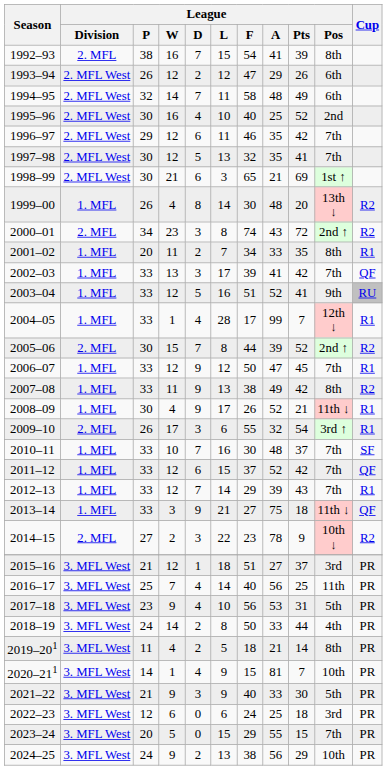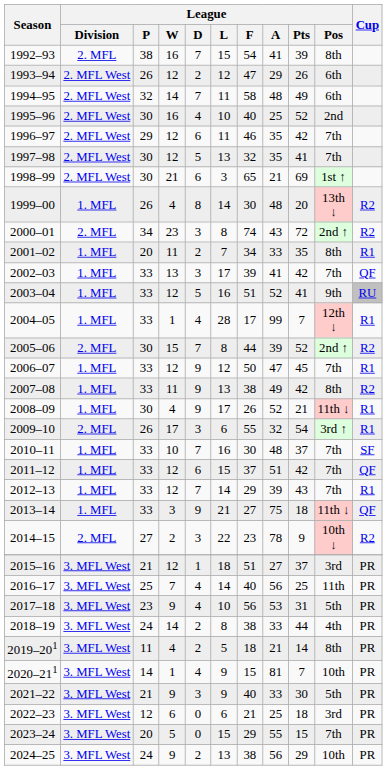(276, 469) 52 -> (276, 469) 51
(250, 626) 50 -> (250, 626) 38
(250, 714) 24 -> (250, 714) 21
